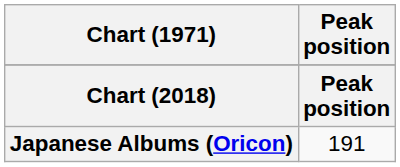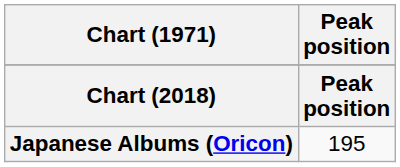(347, 143) 191 -> (347, 143) 195
